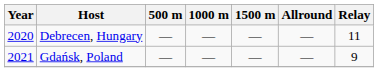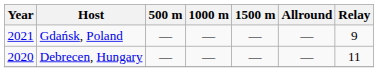rows swapped: (91, 35) <-> (81, 56)
